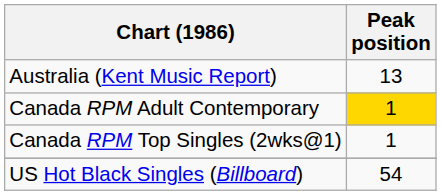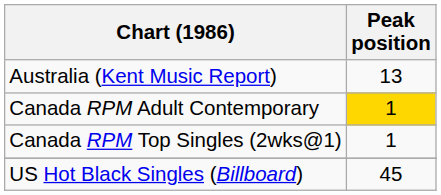(391, 173) 54 -> (391, 173) 45
